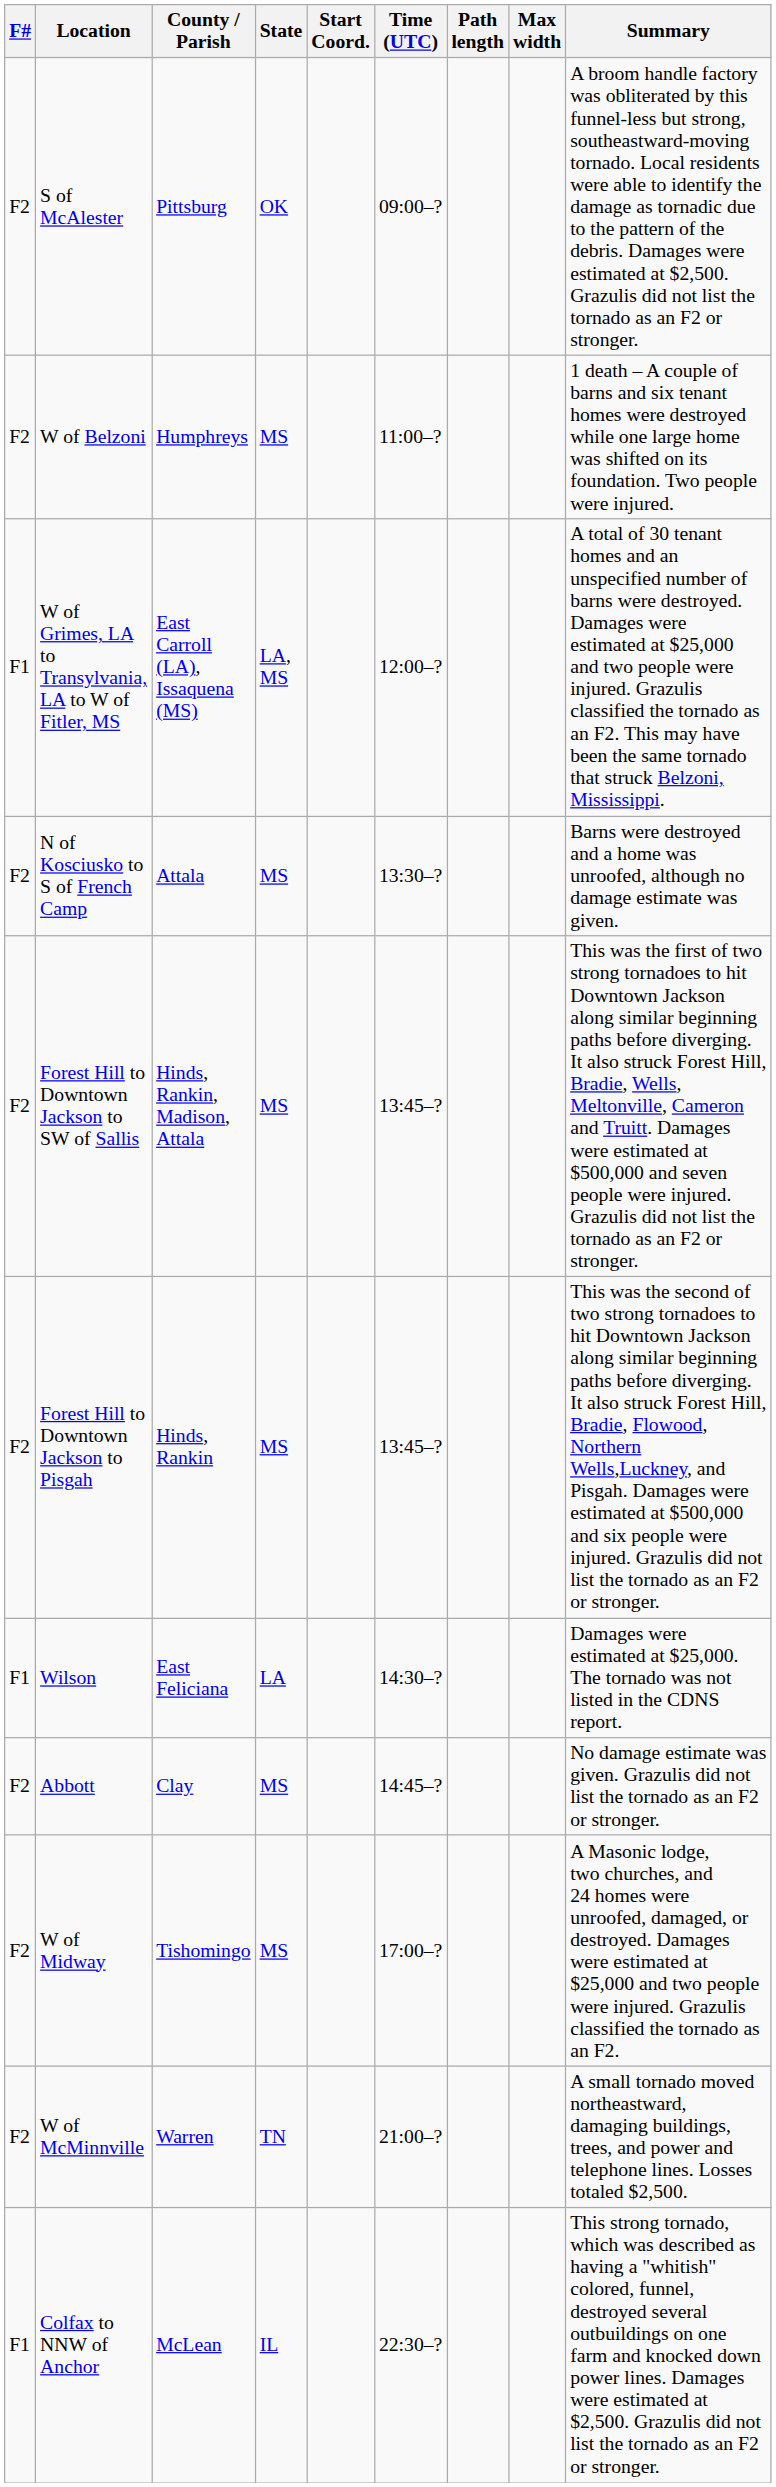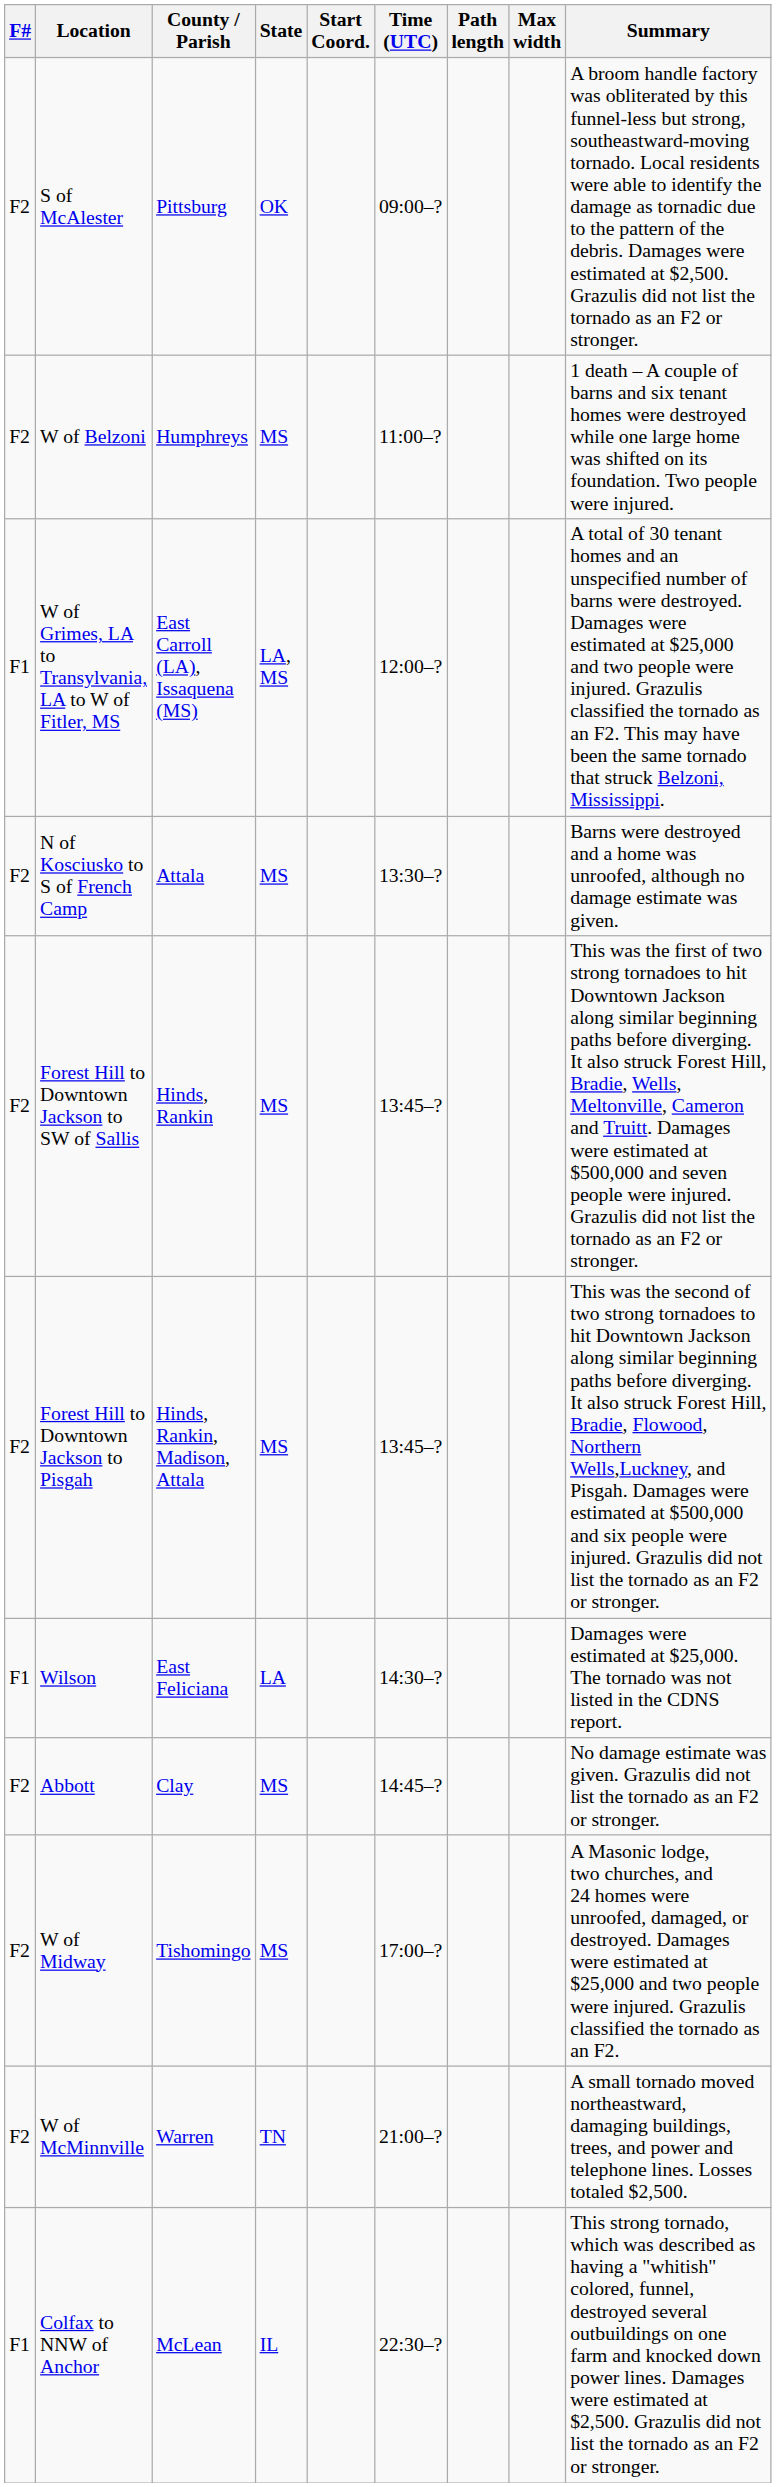(193, 1106) Hinds, Rankin, Madison, Attala -> (185, 1106) Hinds, Rankin
(185, 1447) Hinds, Rankin -> (193, 1447) Hinds, Rankin, Madison, Attala
